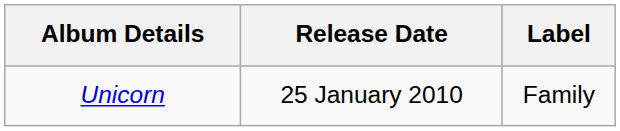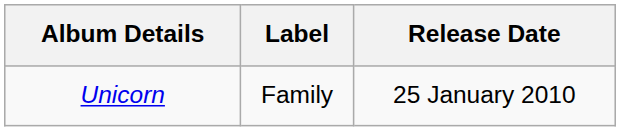columns swapped: (372, 34) <-> (559, 34)
